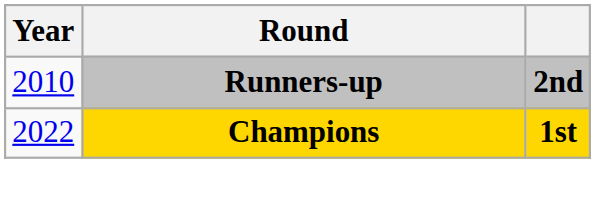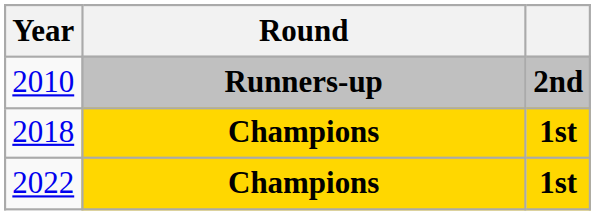+ row: (43, 132)
